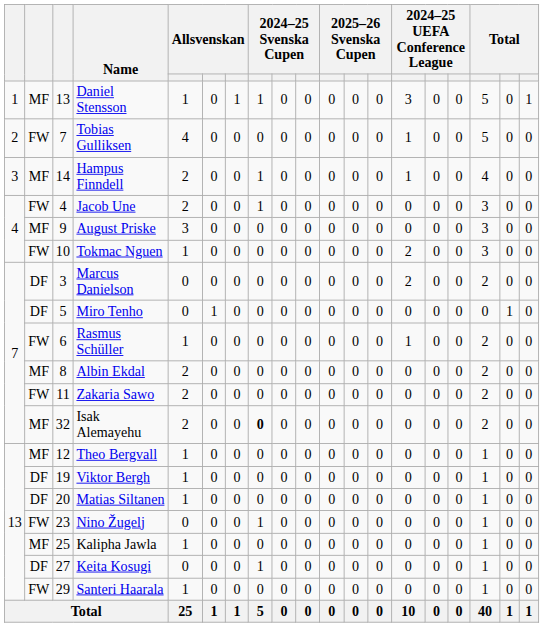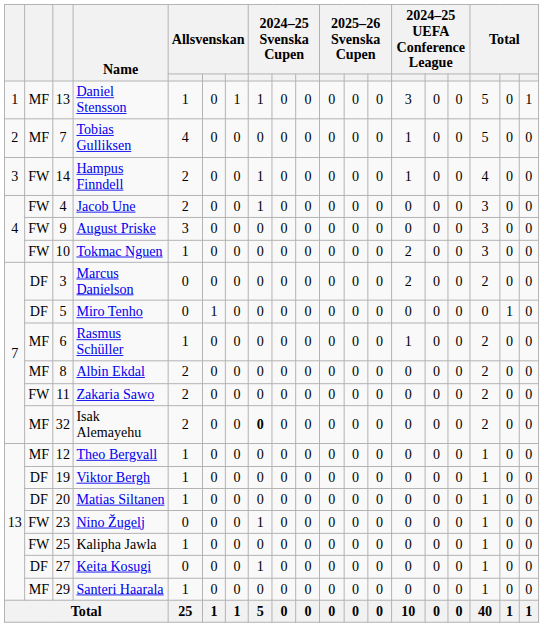(39, 138) FW -> (39, 138) MF
(39, 176) MF -> (39, 176) FW
(39, 228) MF -> (39, 228) FW
(39, 341) FW -> (39, 341) MF
(39, 544) MF -> (39, 544) FW
(39, 588) FW -> (39, 588) MF
